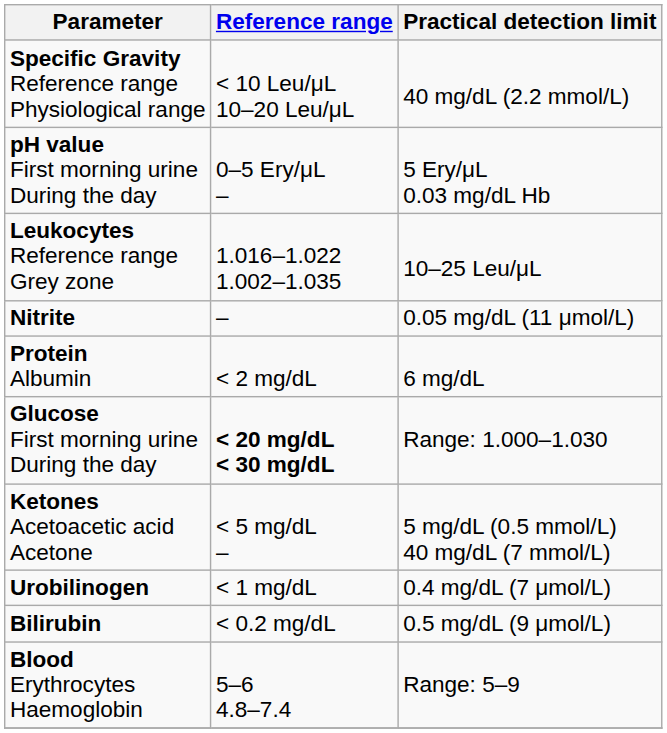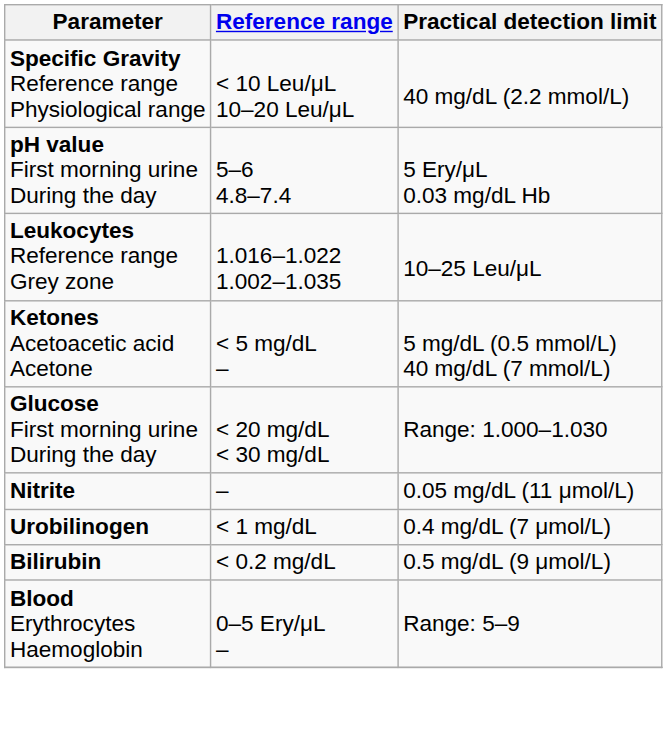(271, 182) 0–5 Ery/μL – -> (254, 182) 5–6 4.8–7.4
rows swapped: (42, 317) <-> (92, 526)
- row: (51, 366)
(275, 452) bold -> (273, 442) normal
(254, 697) 5–6 4.8–7.4 -> (271, 636) 0–5 Ery/μL –
